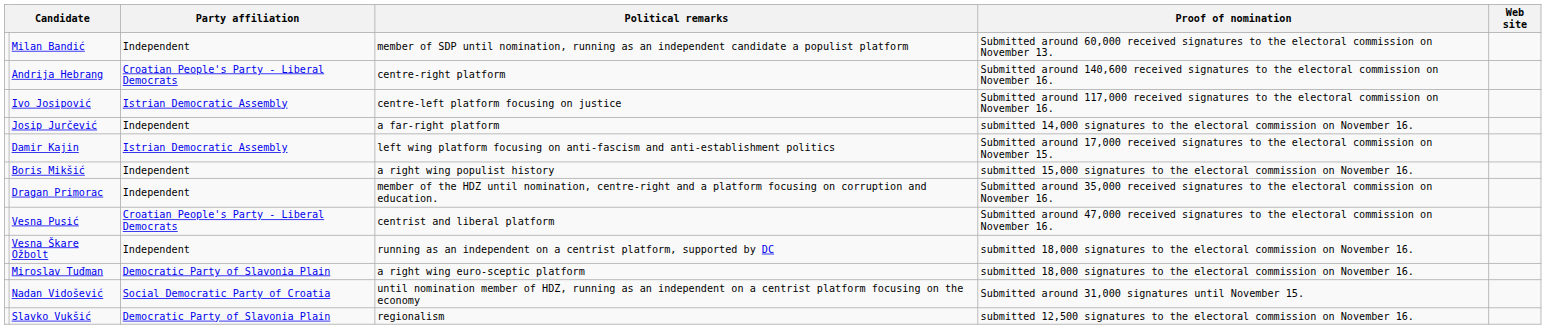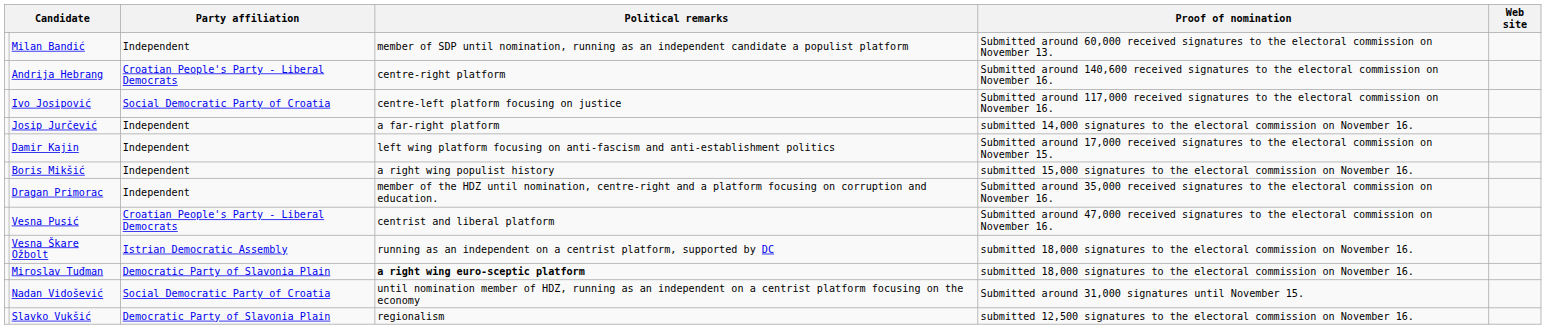(205, 103) Istrian Democratic Assembly -> (227, 103) Social Democratic Party of Croatia
(205, 148) Istrian Democratic Assembly -> (156, 148) Independent
(156, 249) Independent -> (205, 249) Istrian Democratic Assembly
(481, 272) normal -> (481, 272) bold
